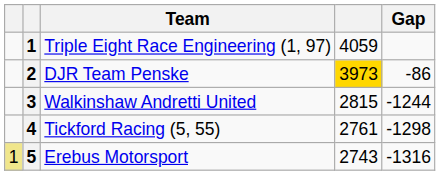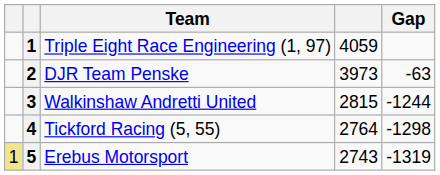(359, 74) gold background -> (359, 74) no background
(418, 74) -86 -> (418, 74) -63
(359, 129) 2761 -> (359, 129) 2764
(409, 157) -1316 -> (409, 157) -1319
